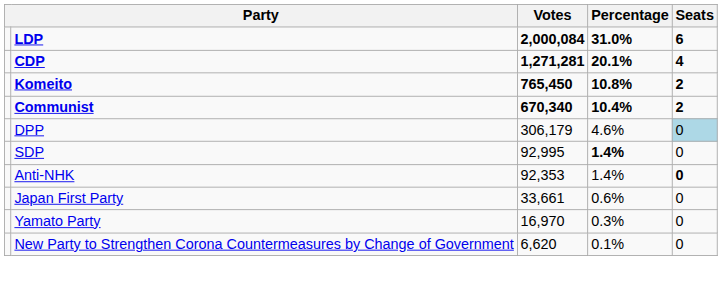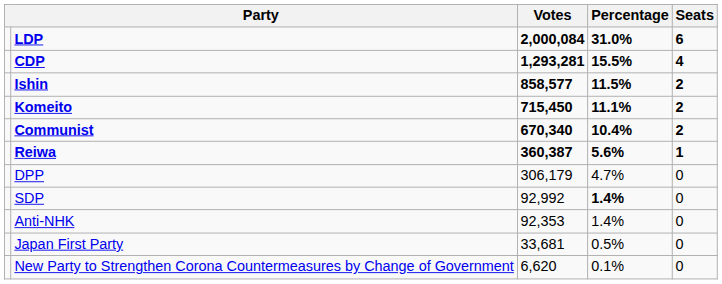(553, 61) 1,271,281 -> (553, 61) 1,293,281
(612, 61) 20.1% -> (612, 61) 15.5%
+ row: (31, 84)
(547, 84) 765,450 -> (547, 107) 715,450
(612, 84) 10.8% -> (611, 107) 11.1%
+ row: (35, 152)
(608, 130) 4.6% -> (608, 175) 4.7%
(680, 130) lightblue background -> (680, 175) no background
(543, 152) 92,995 -> (543, 198) 92,992
(680, 175) bold -> (680, 221) normal
(543, 198) 33,661 -> (543, 244) 33,681
(608, 198) 0.6% -> (608, 244) 0.5%
- row: (57, 221)
